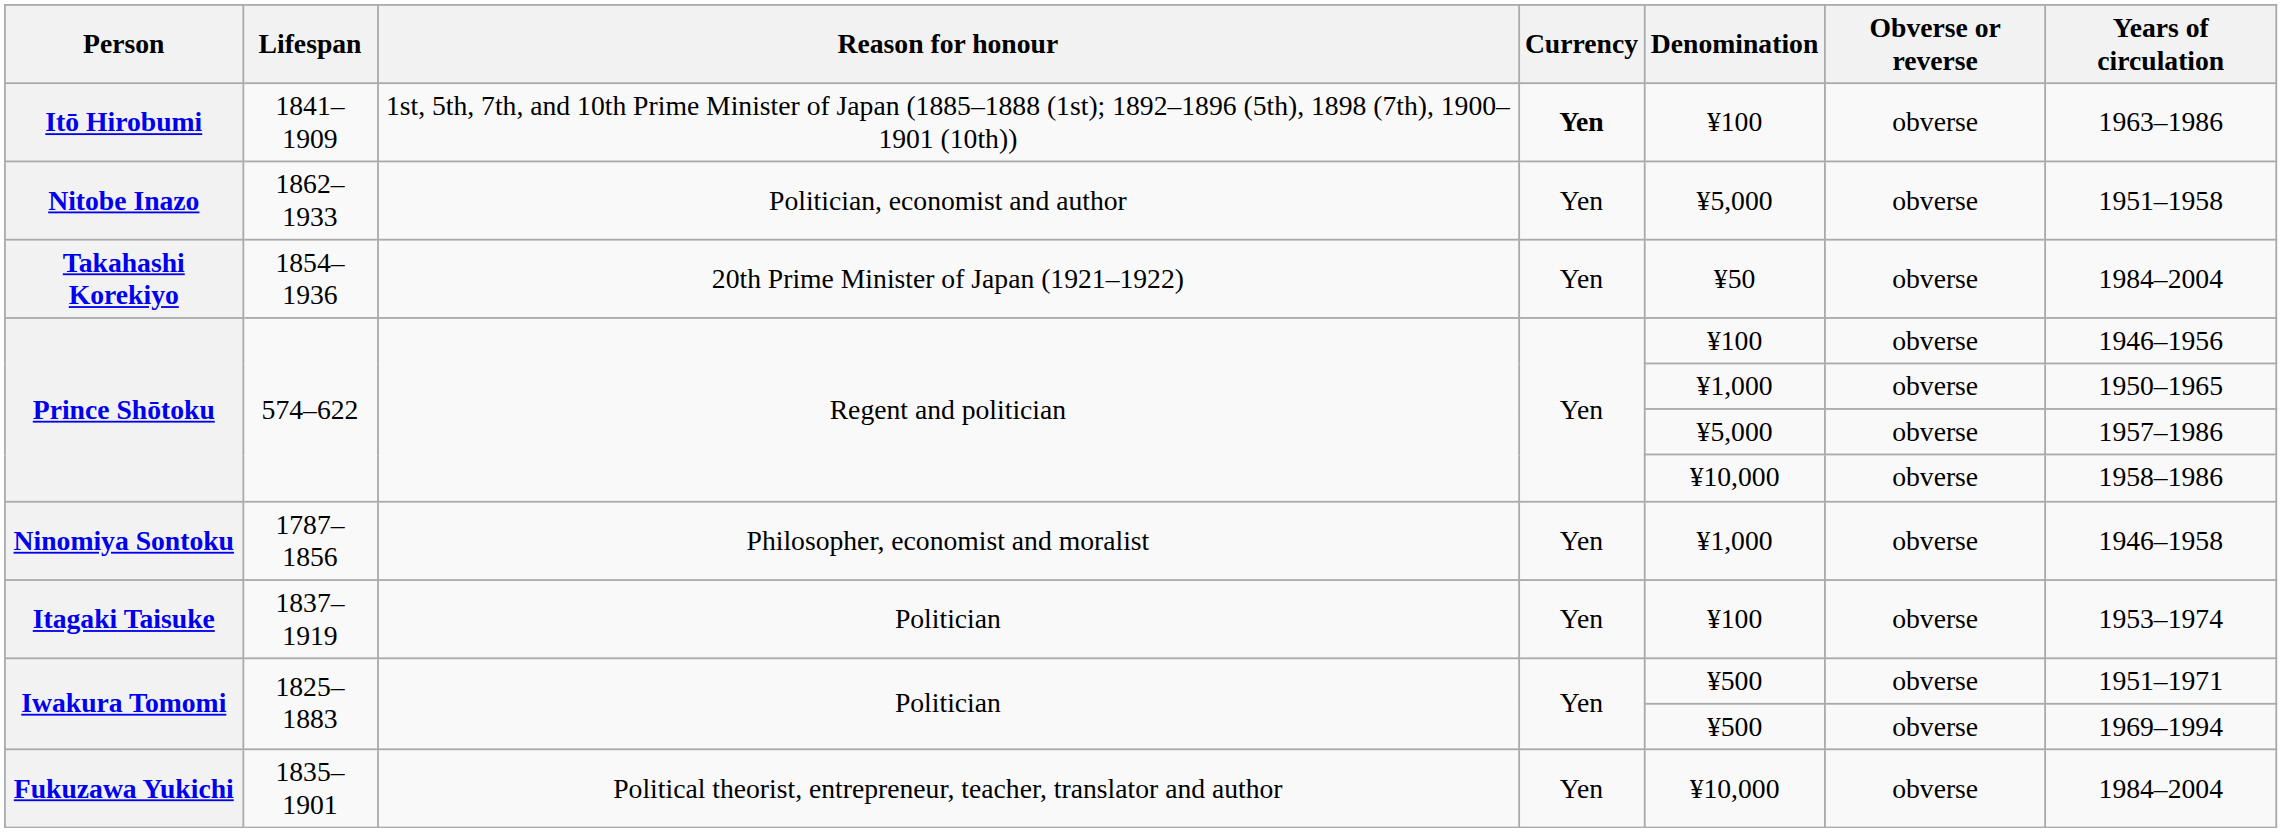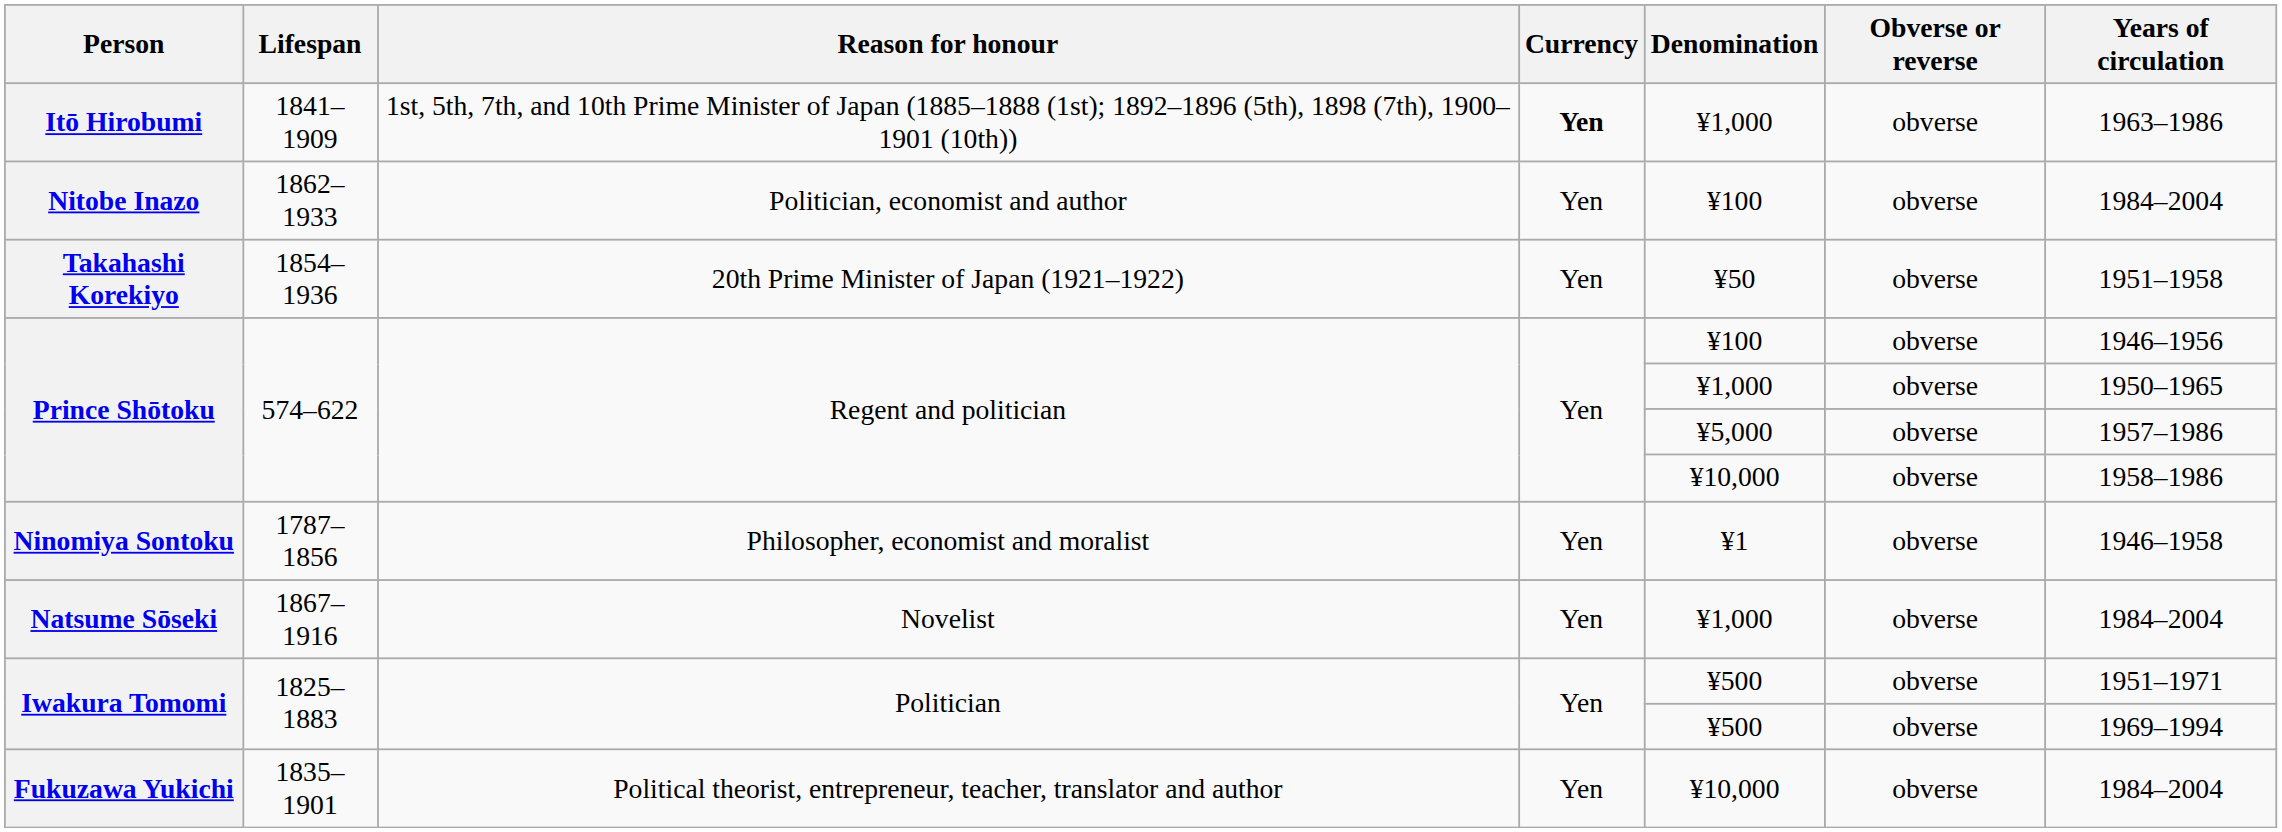(1735, 122) ¥100 -> (1735, 122) ¥1,000
(1735, 200) ¥5,000 -> (1735, 200) ¥100
(2161, 200) 1951–1958 -> (2161, 200) 1984–2004
(2161, 278) 1984–2004 -> (2161, 278) 1951–1958
(1735, 539) ¥1,000 -> (1735, 539) ¥1
+ row: (124, 618)
- row: (124, 618)
